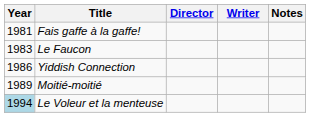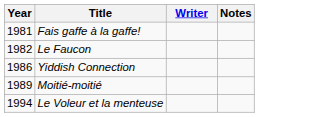- column: (192, 13)
(20, 49) 1983 -> (20, 49) 1982
(20, 103) lightblue background -> (20, 103) no background
